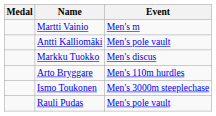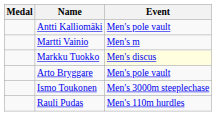rows swapped: (63, 27) <-> (70, 42)
(132, 57) no background -> (132, 57) lightyellow background
(146, 73) Men's 110m hurdles -> (139, 73) Men's pole vault
(139, 103) Men's pole vault -> (146, 103) Men's 110m hurdles
